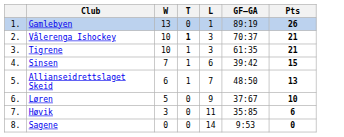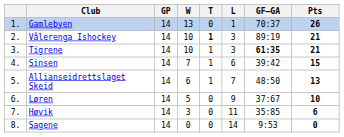+ column: (166, 11)
(246, 24) 89:19 -> (268, 24) 70:37
(246, 37) 70:37 -> (268, 37) 89:19
(246, 50) normal -> (268, 50) bold
